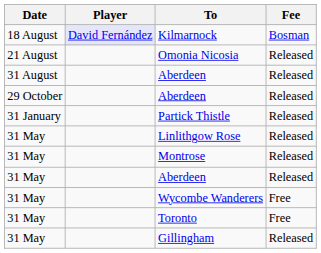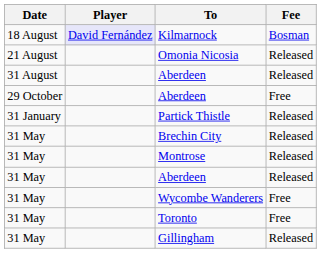(291, 96) Released -> (280, 96) Free
- row: (26, 136)
+ row: (26, 136)
